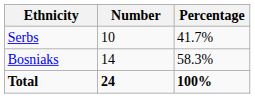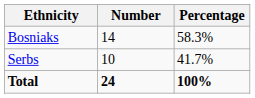rows swapped: (33, 59) <-> (23, 37)
